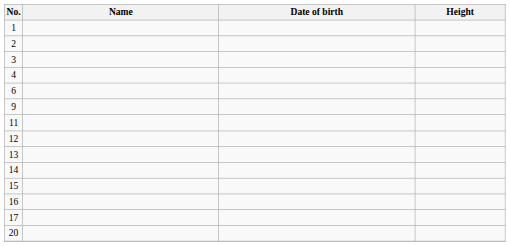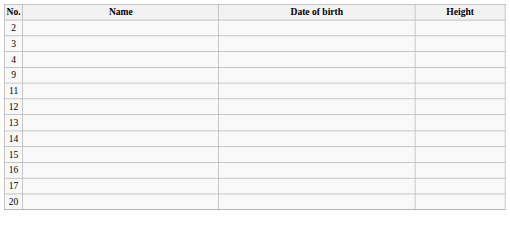- row: (14, 28)
- row: (14, 91)
